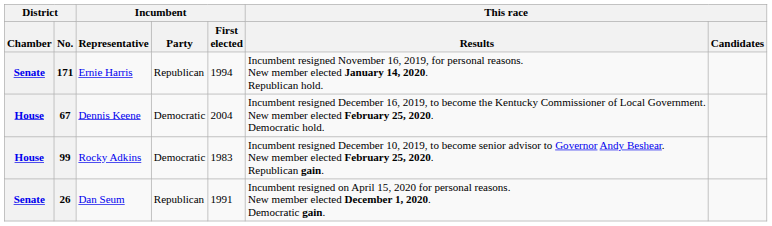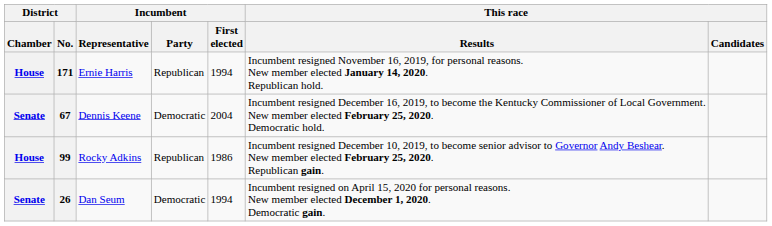(29, 73) Senate -> (29, 73) House
(29, 115) House -> (29, 115) Senate
(180, 157) Democratic -> (179, 157) Republican
(221, 157) 1983 -> (221, 157) 1986
(179, 200) Republican -> (180, 200) Democratic
(221, 200) 1991 -> (221, 200) 1994
